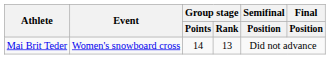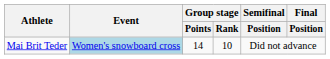(126, 46) no background -> (126, 46) lightblue background
(227, 46) 13 -> (227, 46) 10
